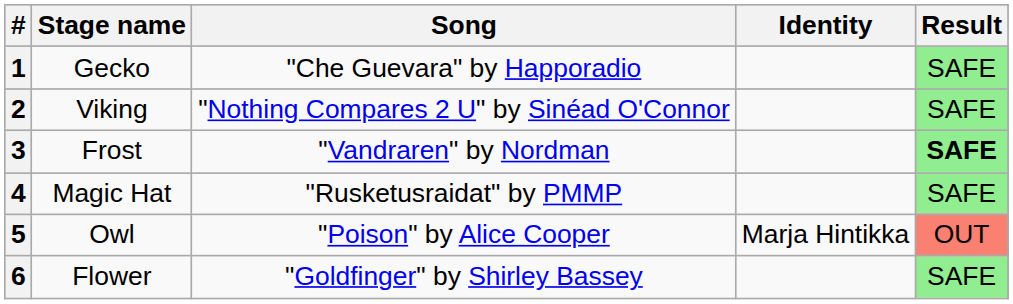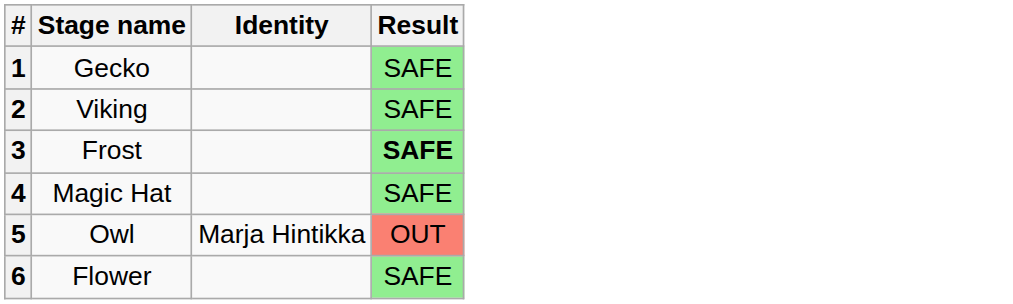- column: (464, 25)
